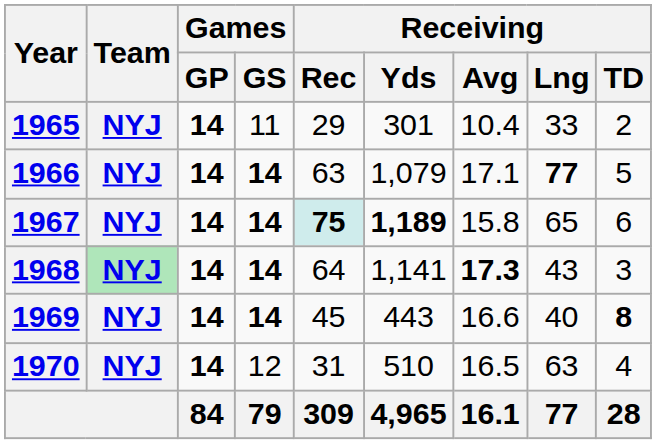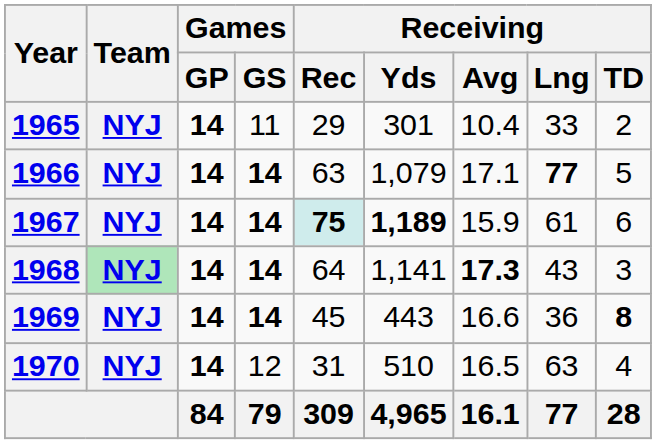(490, 221) 15.8 -> (490, 221) 15.9
(562, 221) 65 -> (562, 221) 61
(562, 317) 40 -> (562, 317) 36
